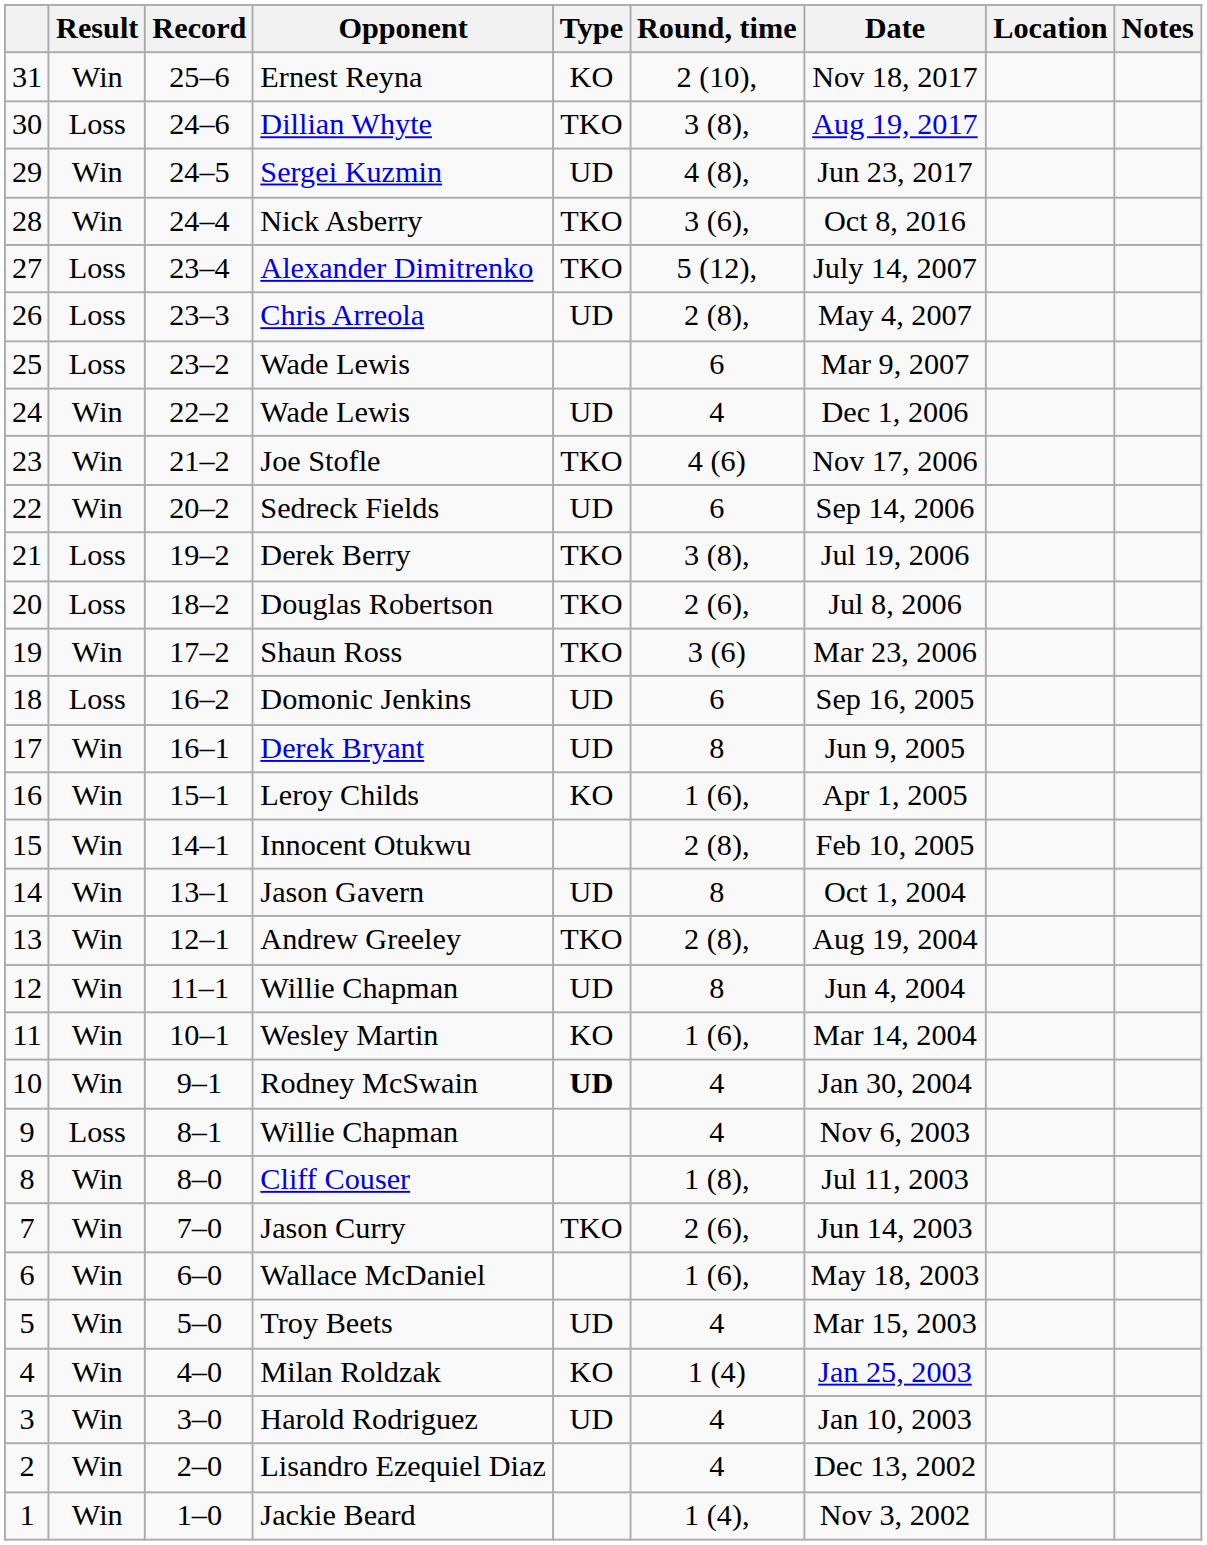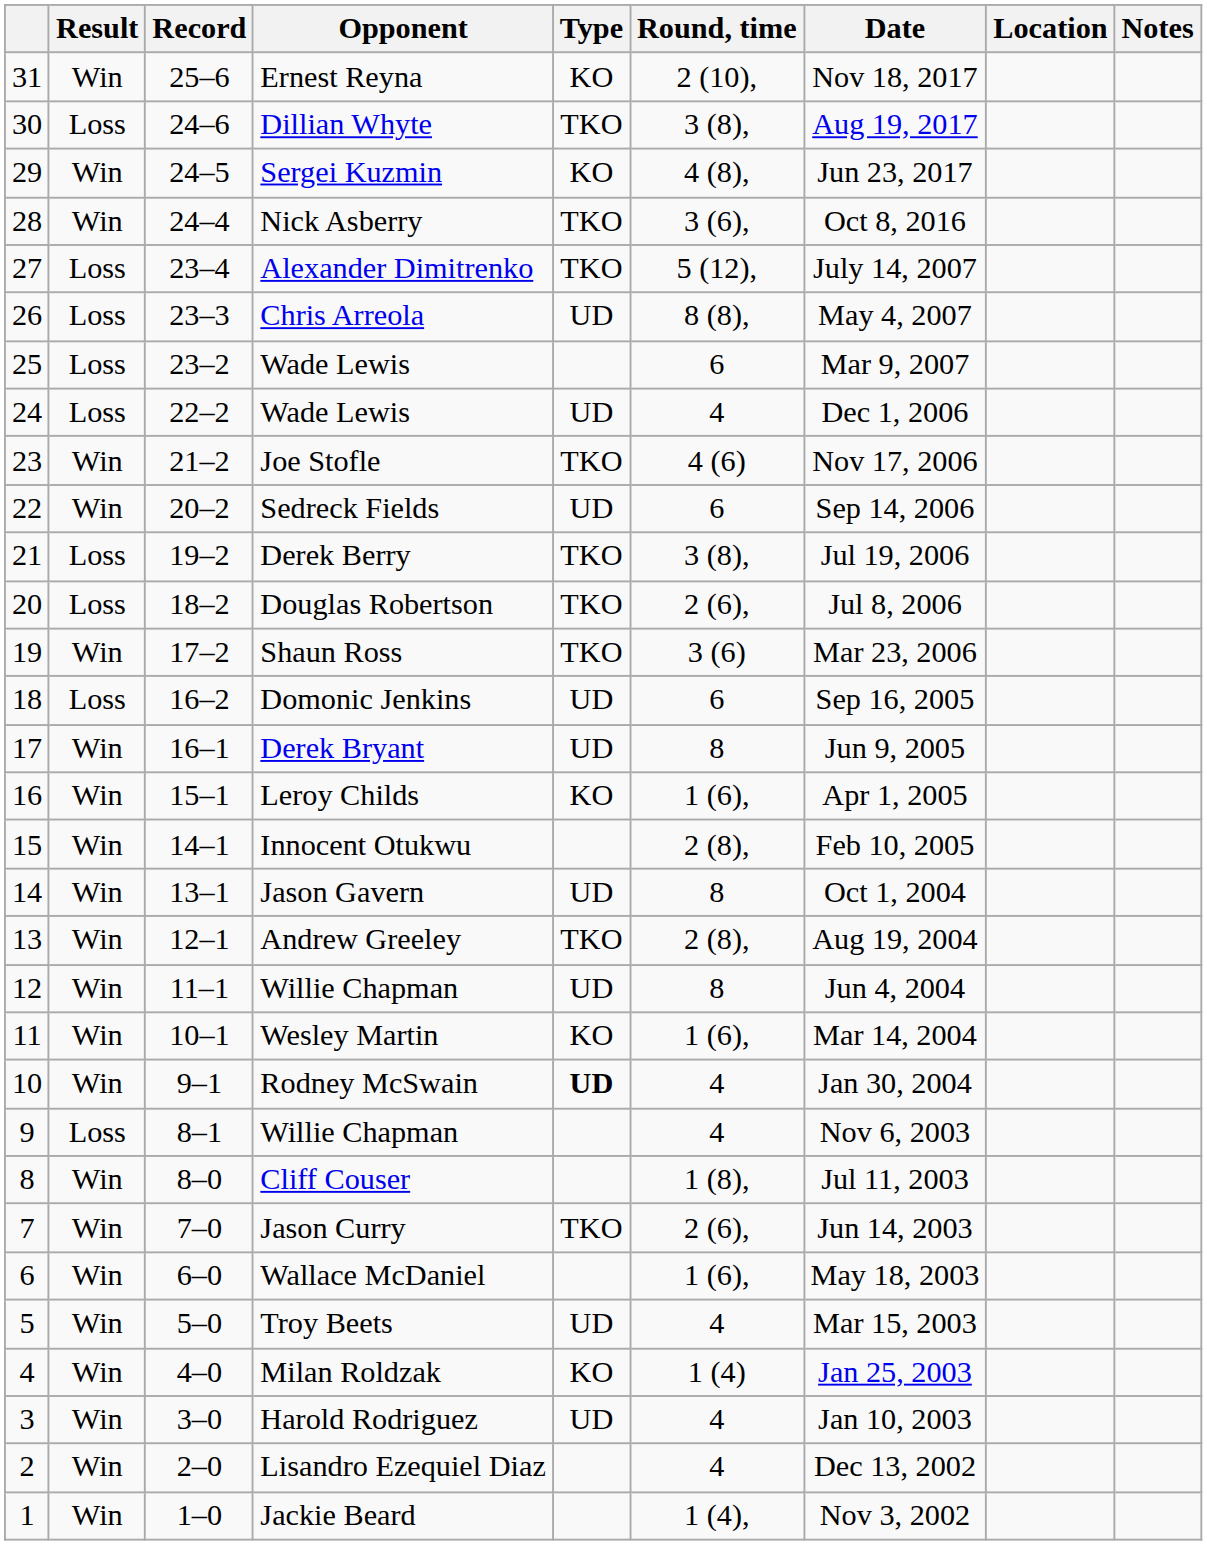(591, 172) UD -> (591, 172) KO
(717, 316) 2 (8), -> (717, 316) 8 (8),
(97, 412) Win -> (97, 412) Loss
